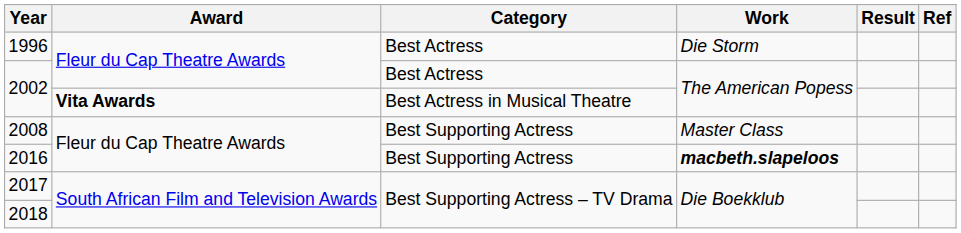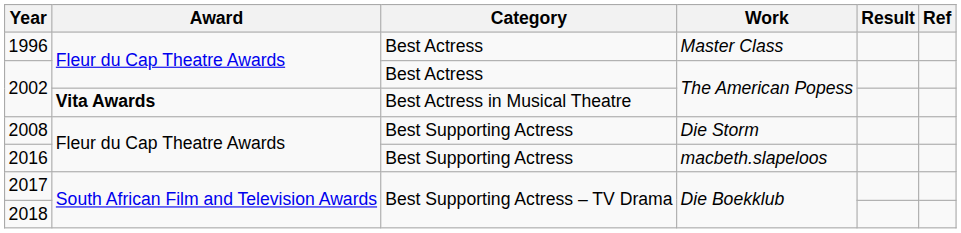(720, 46) Die Storm -> (732, 46) Master Class
(732, 130) Master Class -> (720, 130) Die Storm
(760, 158) bold -> (754, 158) normal
